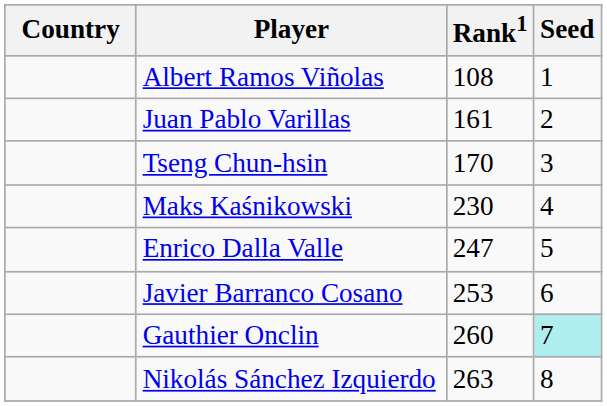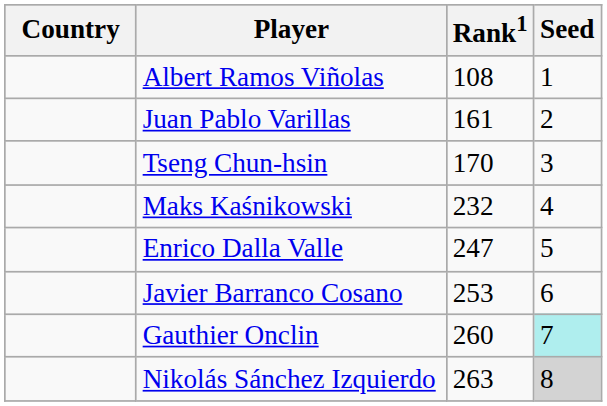(473, 205) 230 -> (473, 205) 232
(547, 378) no background -> (547, 378) lightgrey background
